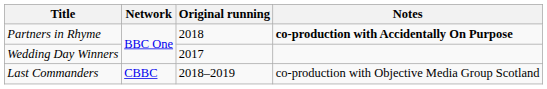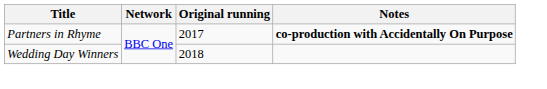(191, 34) 2018 -> (191, 34) 2017
(191, 53) 2017 -> (191, 53) 2018
- row: (53, 73)
